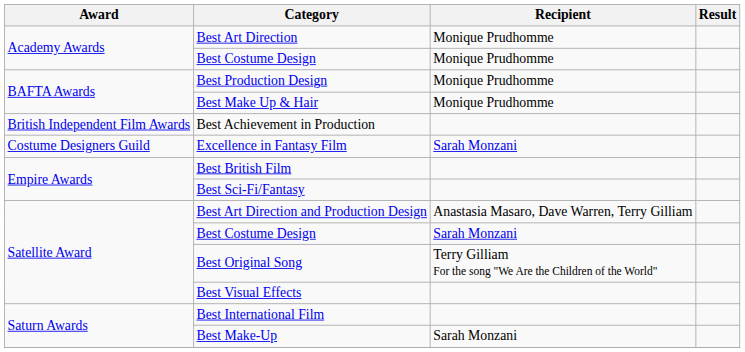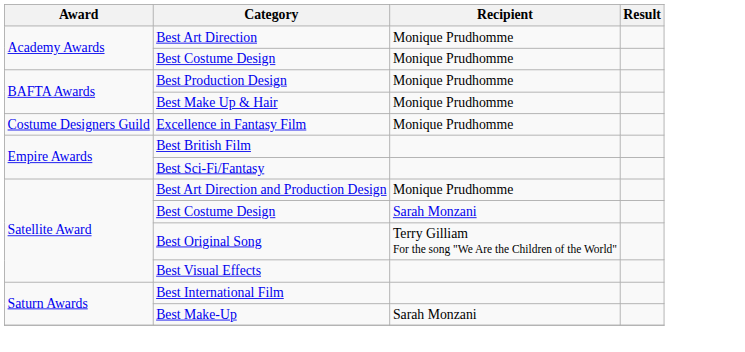- row: (99, 124)
(475, 146) Sarah Monzani -> (453, 124) Monique Prudhomme
(563, 211) Anastasia Masaro, Dave Warren, Terry Gilliam -> (453, 189) Monique Prudhomme
